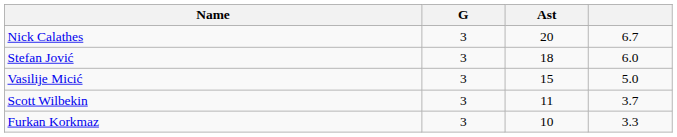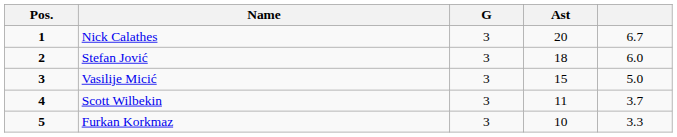+ column: (41, 15)
